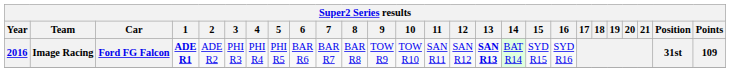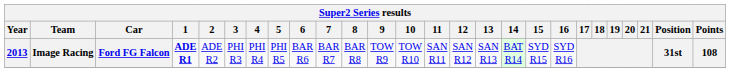(17, 52) 2016 -> (17, 52) 2013
(488, 52) bold -> (488, 52) normal
(709, 52) 109 -> (709, 52) 108
